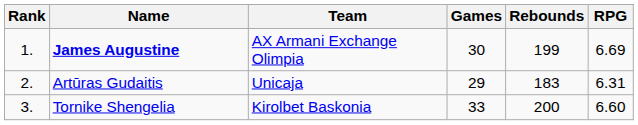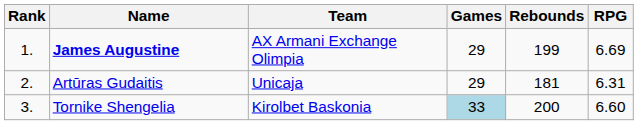(476, 49) 30 -> (476, 49) 29
(547, 82) 183 -> (547, 82) 181
(476, 107) no background -> (476, 107) lightblue background
